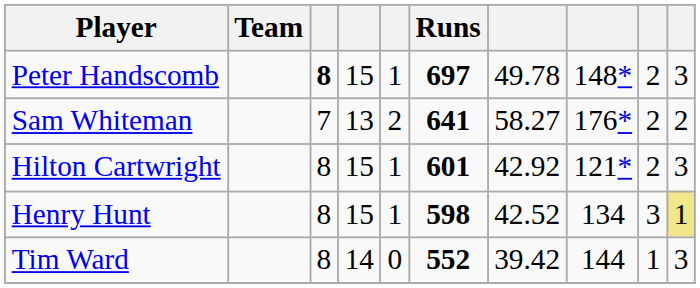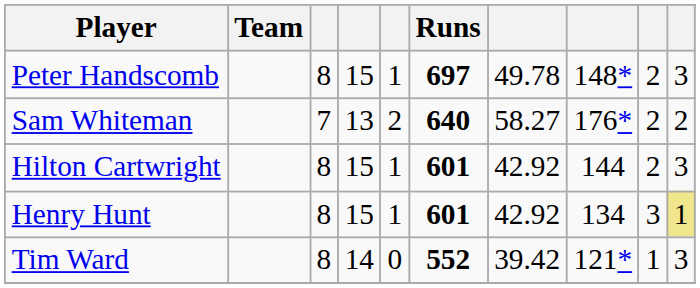(324, 74) bold -> (324, 74) normal
(448, 120) 641 -> (448, 120) 640
(603, 167) 121* -> (603, 167) 144
(448, 213) 598 -> (448, 213) 601
(527, 213) 42.52 -> (527, 213) 42.92
(603, 259) 144 -> (603, 259) 121*
